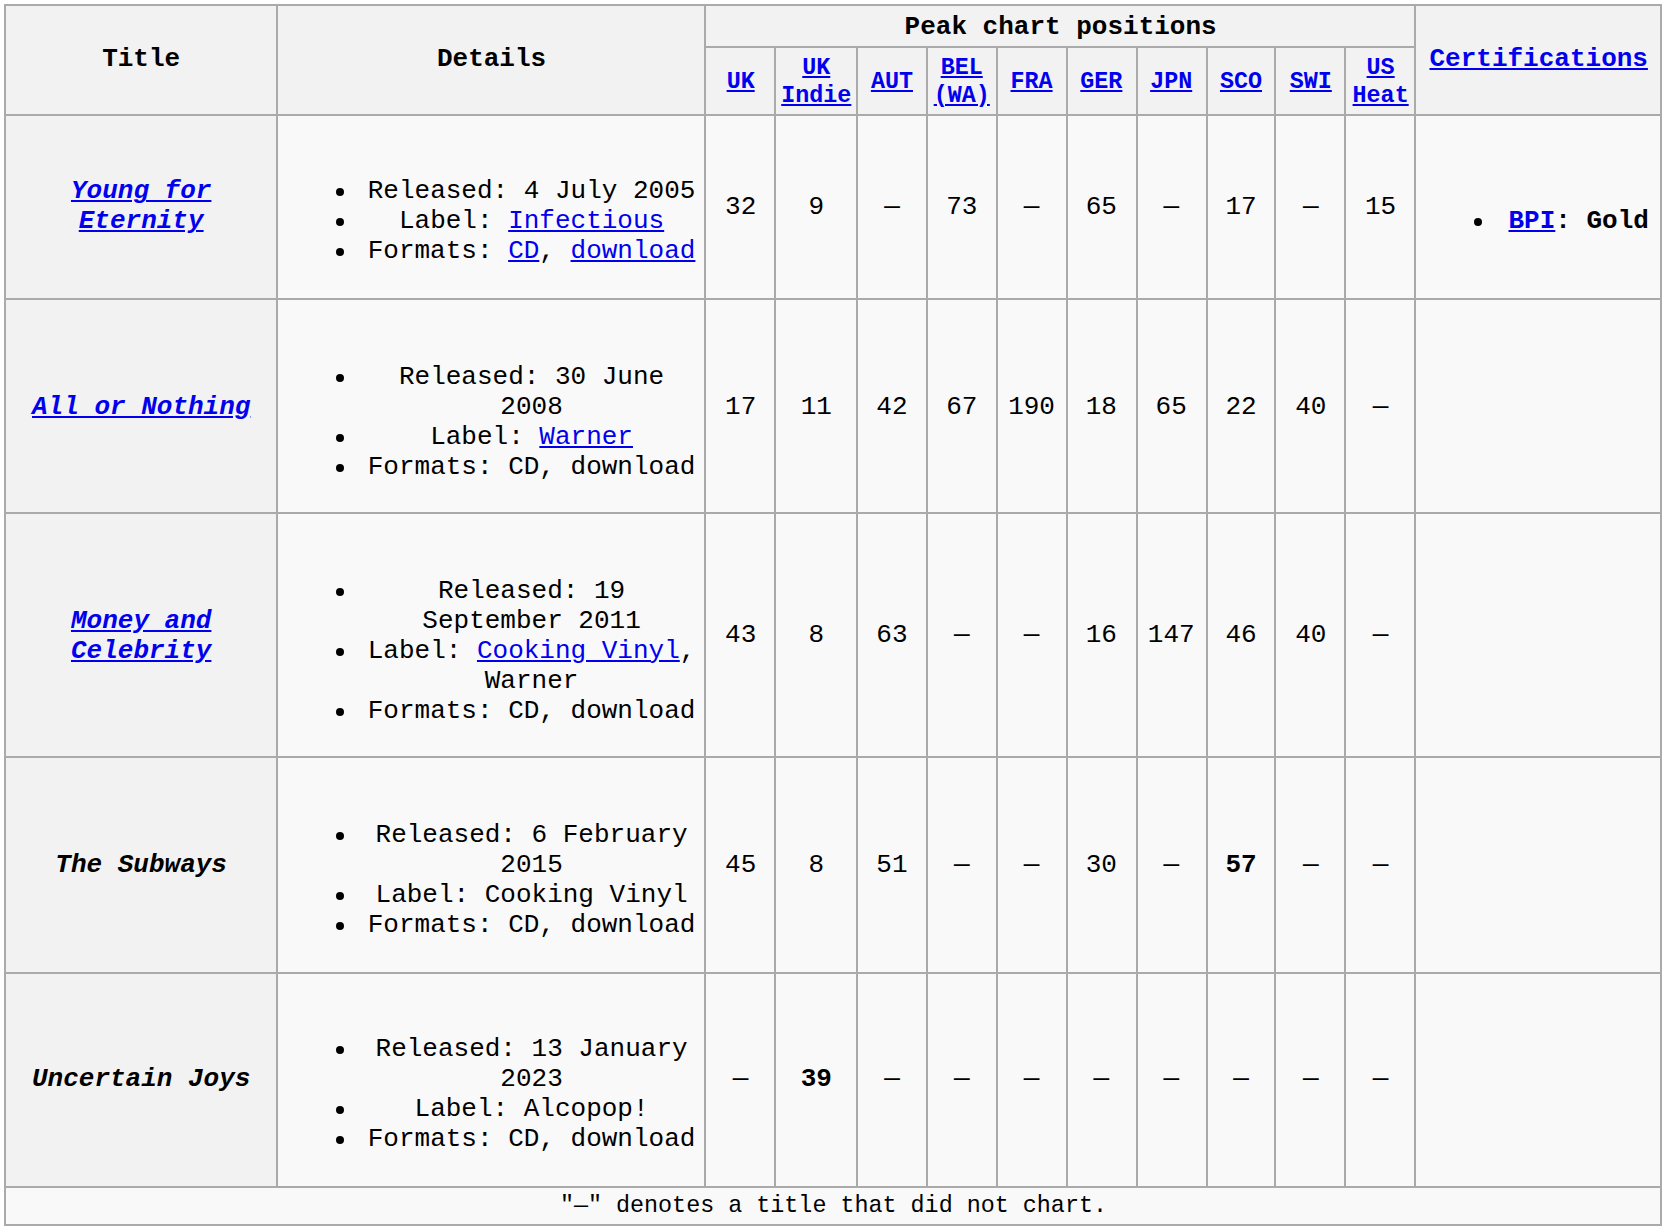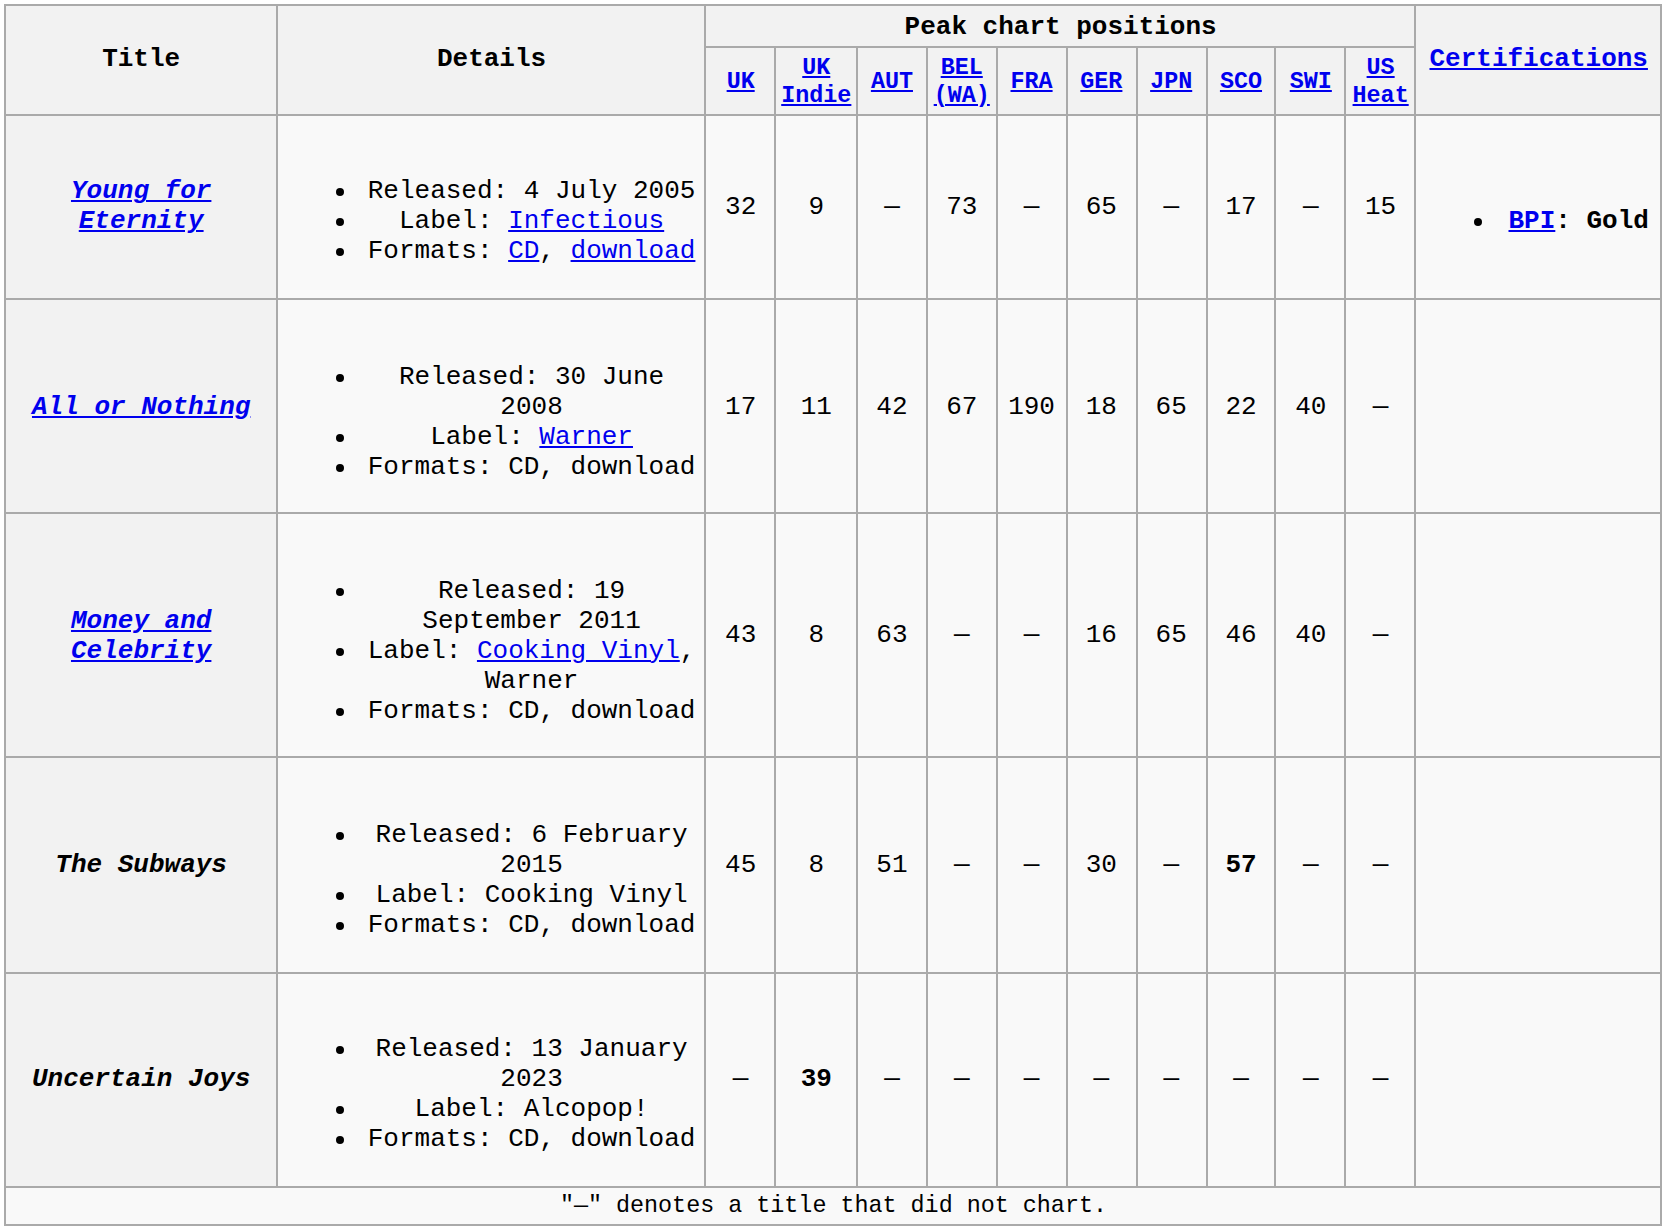(1171, 636) 147 -> (1171, 636) 65
